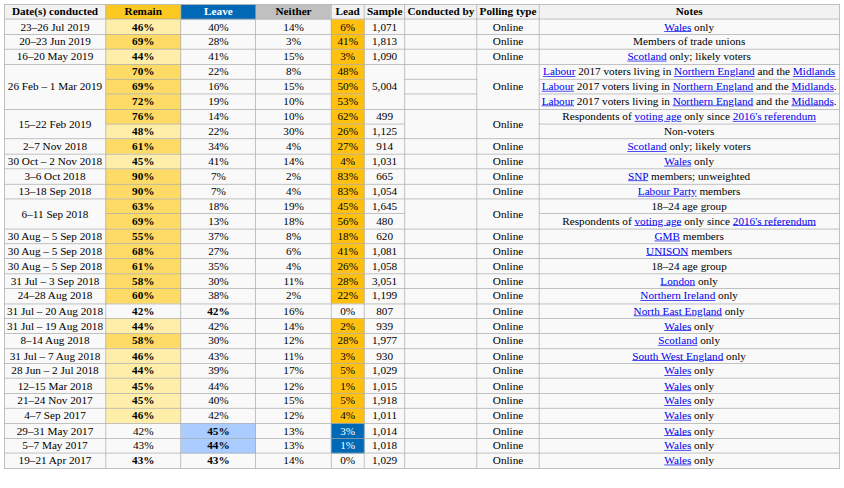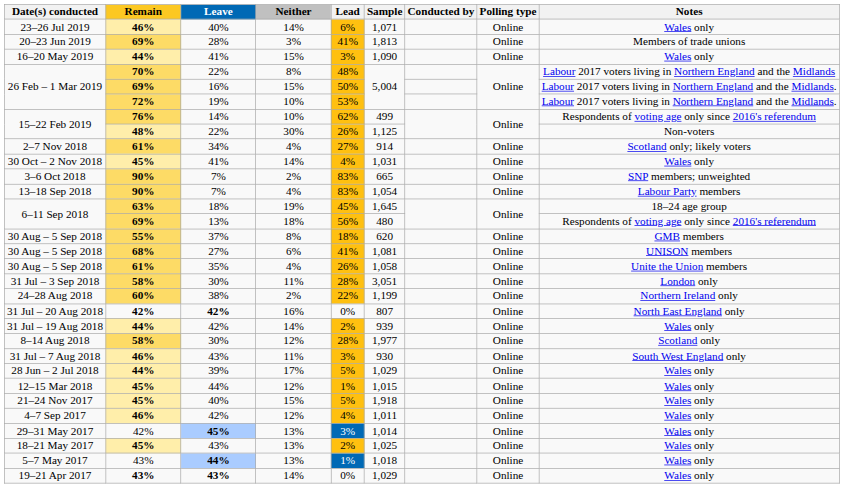(689, 56) Scotland only; likely voters -> (689, 56) Wales only
(689, 266) 18–24 age group -> (689, 266) Unite the Union members
+ row: (55, 445)
